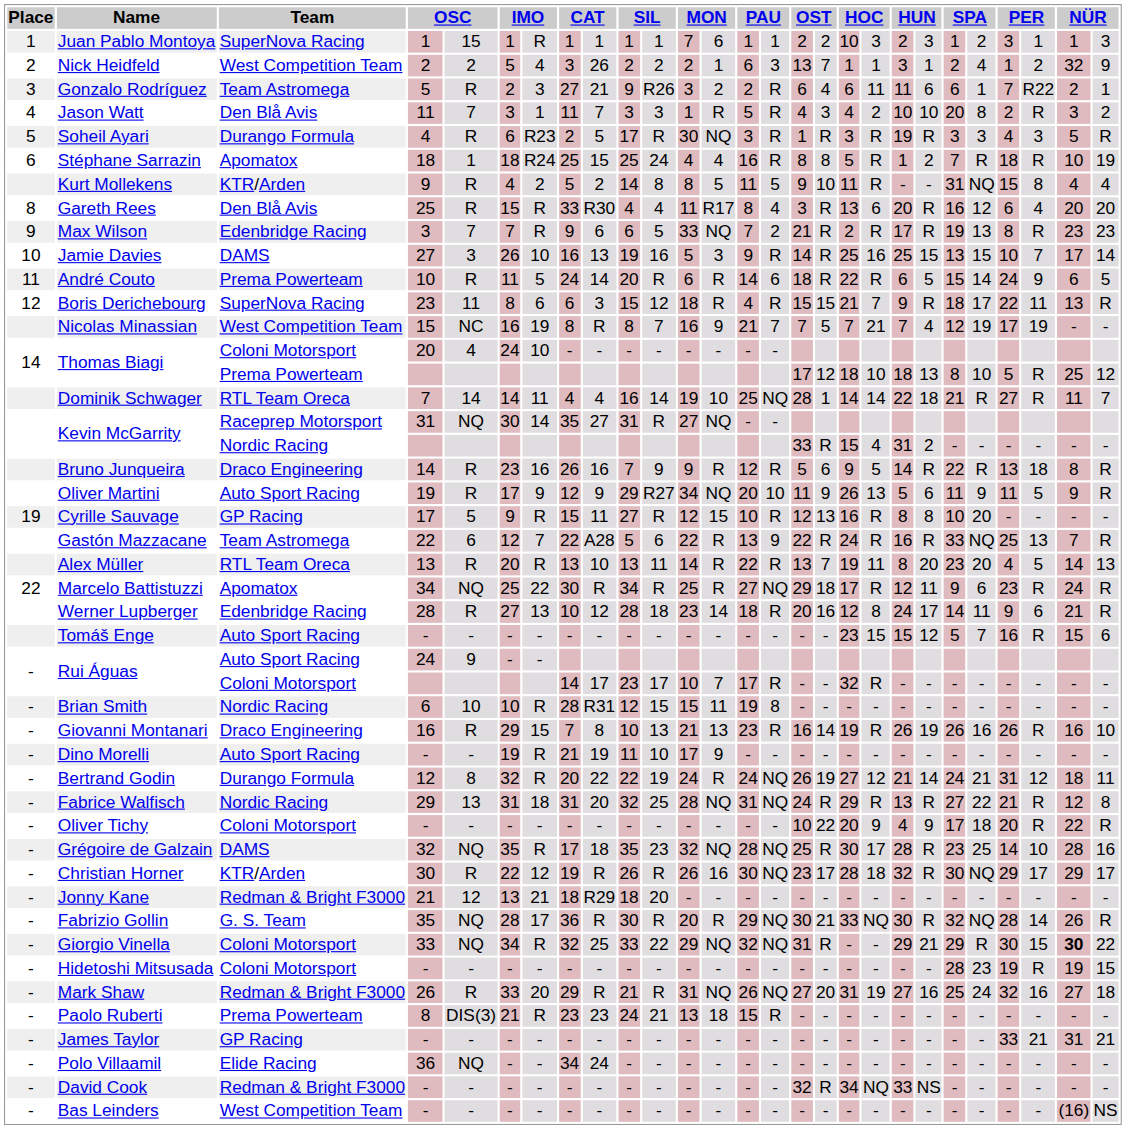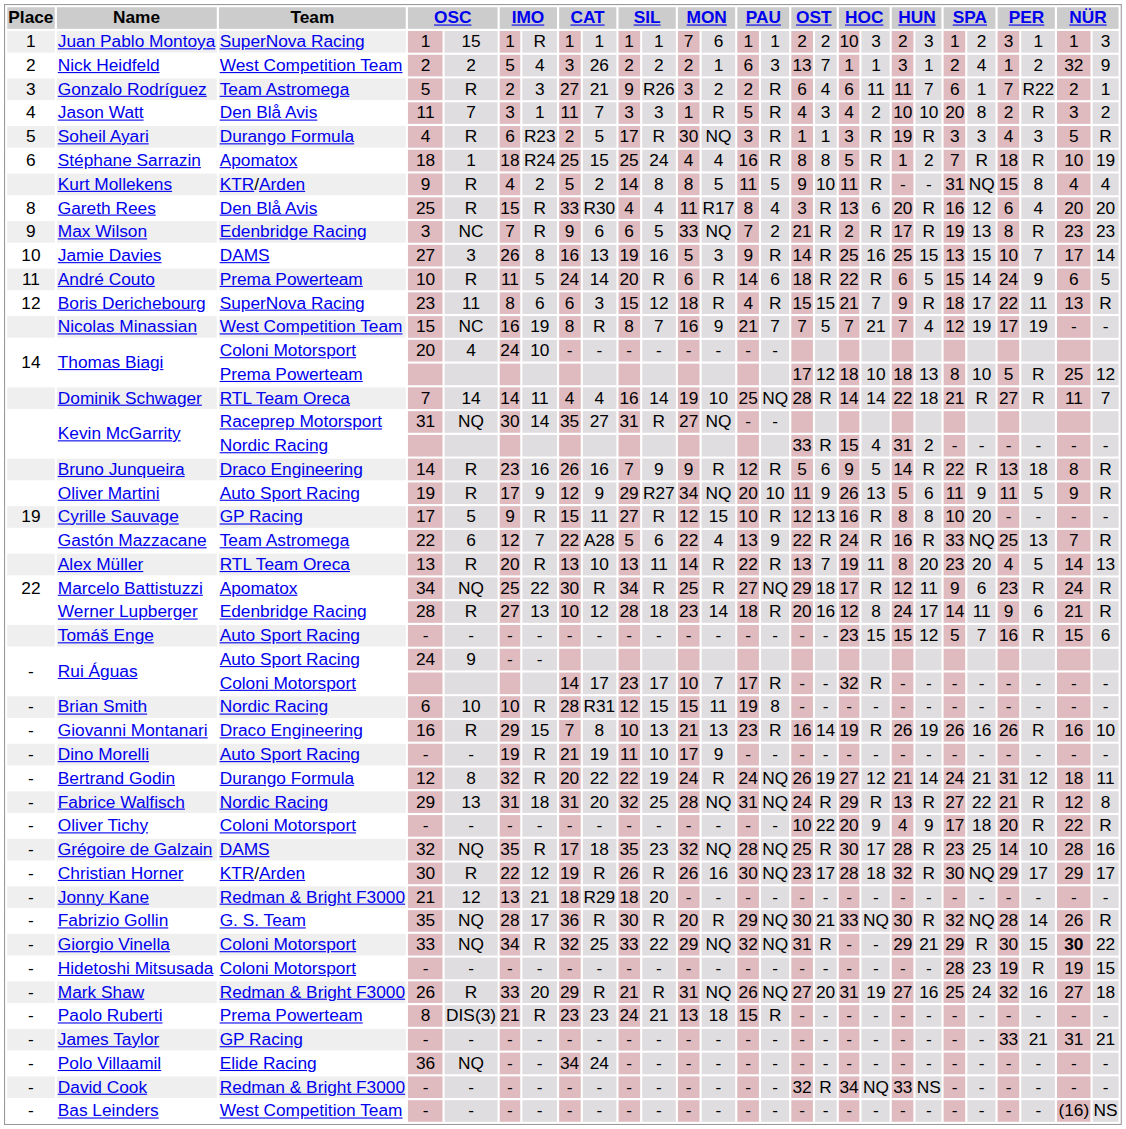(929, 89) 6 -> (929, 89) 7
(826, 136) R -> (826, 136) 1
(471, 231) 7 -> (471, 231) NC
(540, 255) 10 -> (540, 255) 8
(826, 398) 1 -> (826, 398) R
(718, 540) R -> (718, 540) 4
